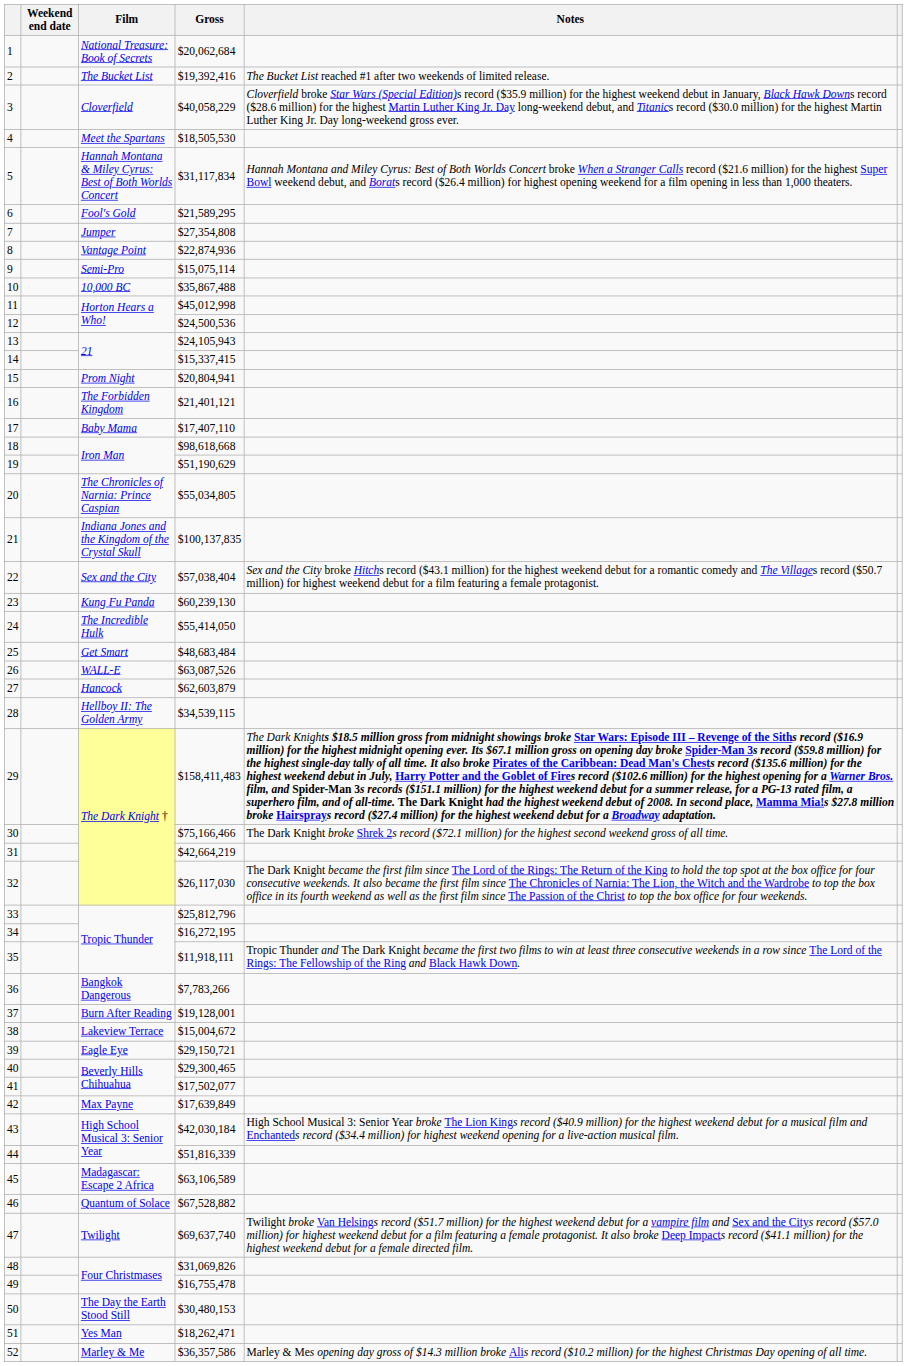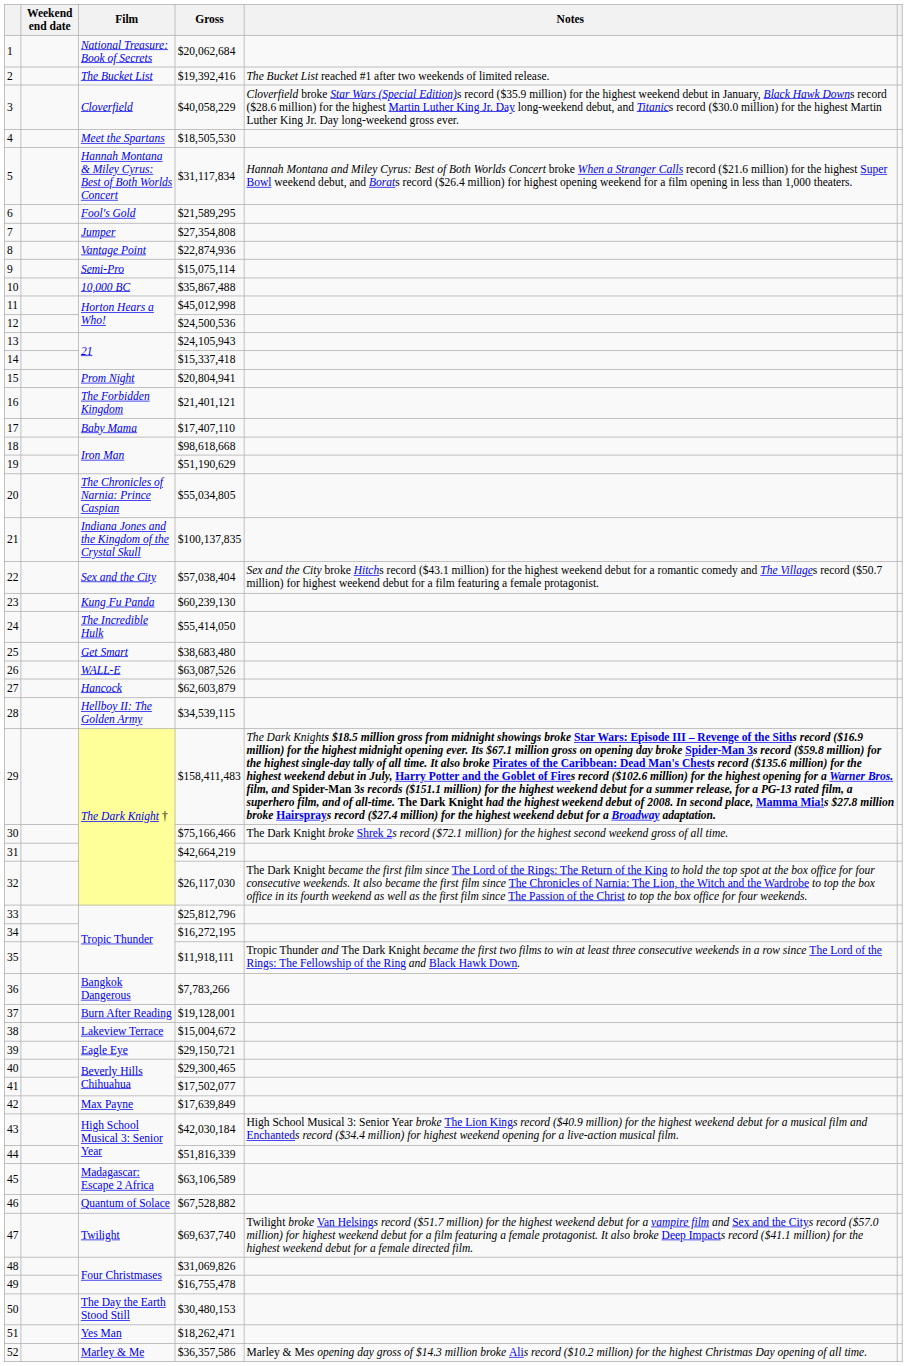(207, 360) $15,337,415 -> (207, 360) $15,337,418
(207, 651) $48,683,484 -> (207, 651) $38,683,480
